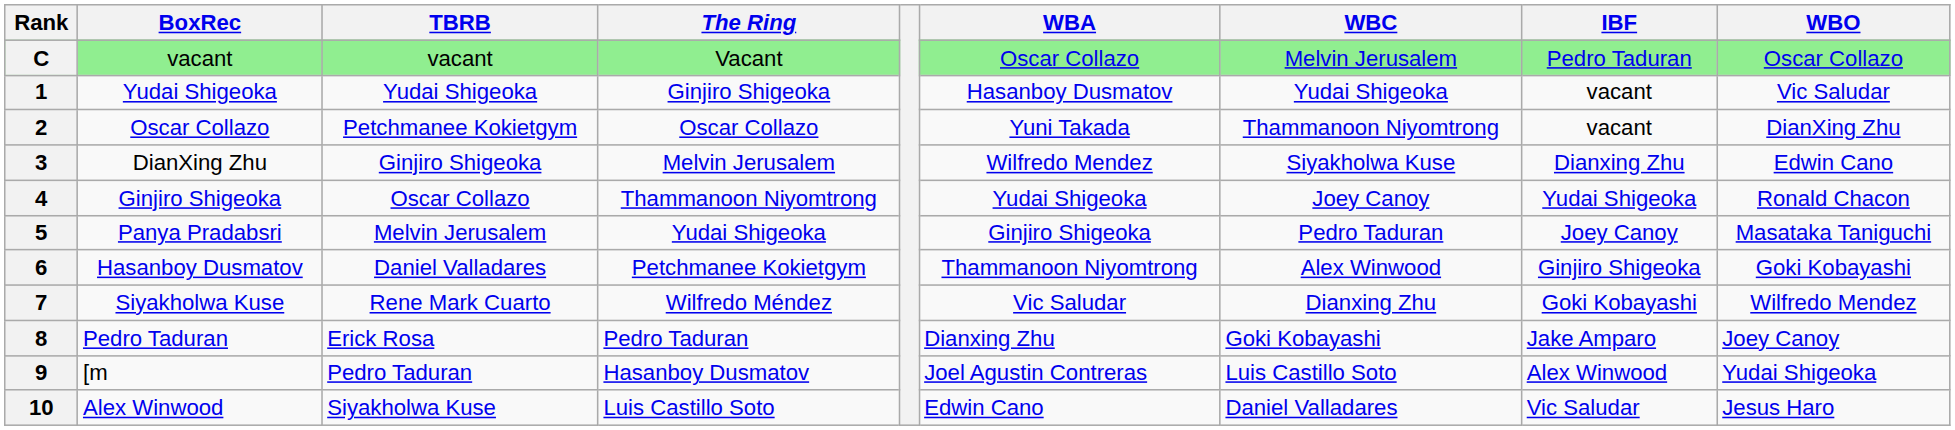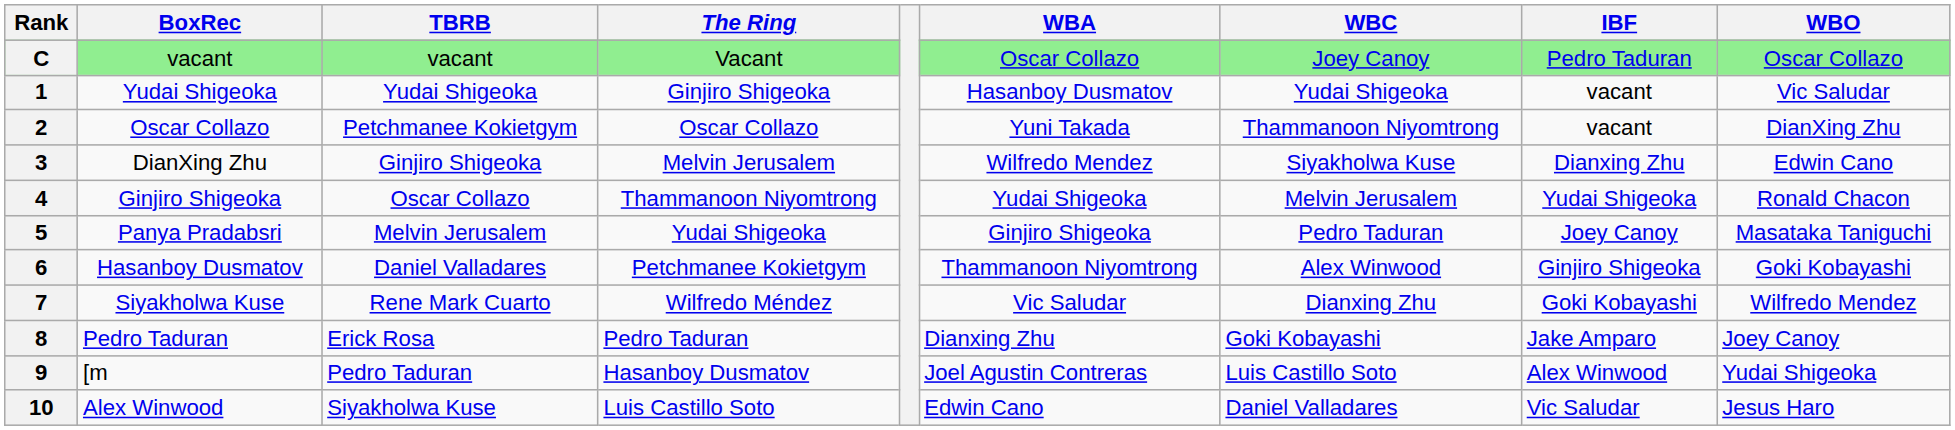(1371, 58) Melvin Jerusalem -> (1371, 58) Joey Canoy
(1371, 198) Joey Canoy -> (1371, 198) Melvin Jerusalem
